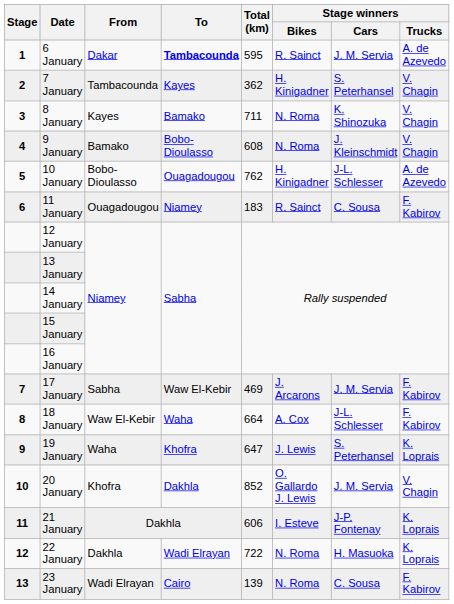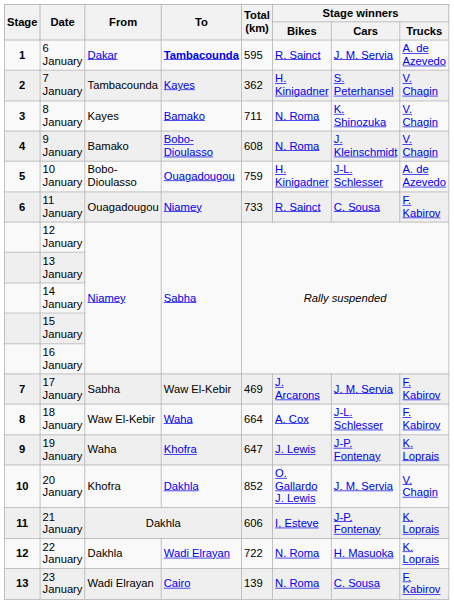(253, 176) 762 -> (253, 176) 759
(253, 207) 183 -> (253, 207) 733
(364, 449) S. Peterhansel -> (357, 449) J-P. Fontenay
